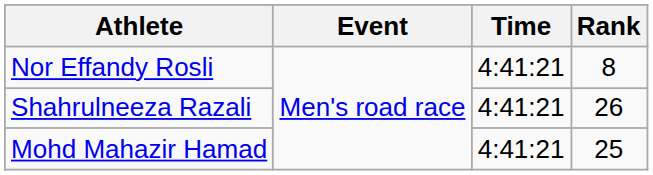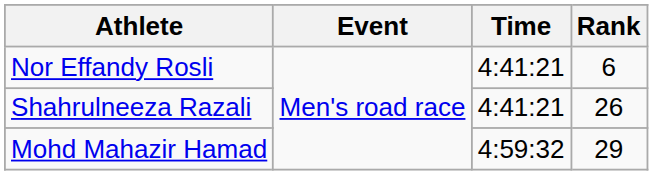(609, 67) 8 -> (609, 67) 6
(521, 149) 4:41:21 -> (521, 149) 4:59:32
(609, 149) 25 -> (609, 149) 29
